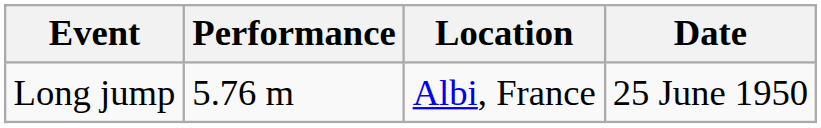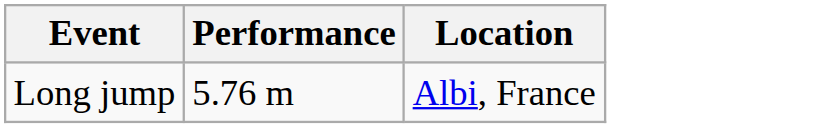- column: (710, 33)
